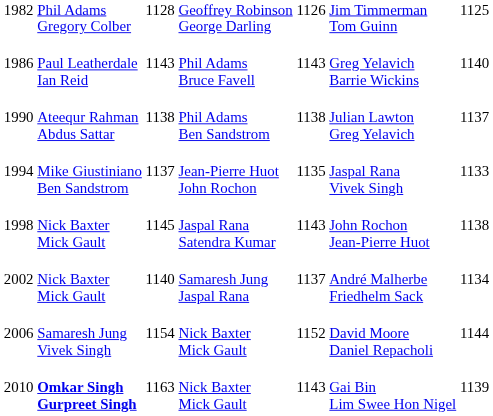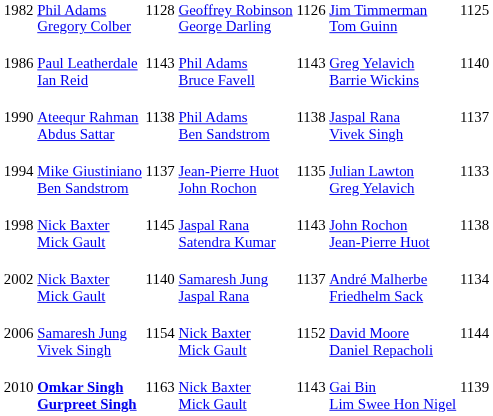(372, 126) Julian Lawton Greg Yelavich -> (366, 126) Jaspal Rana Vivek Singh
(366, 180) Jaspal Rana Vivek Singh -> (372, 180) Julian Lawton Greg Yelavich
